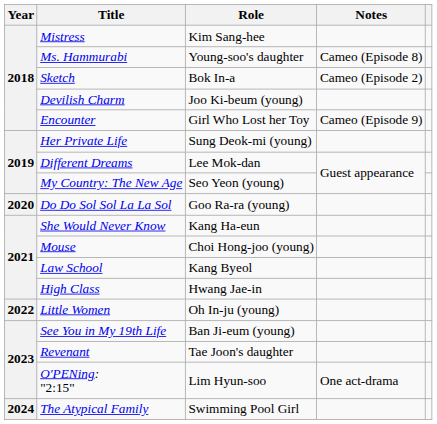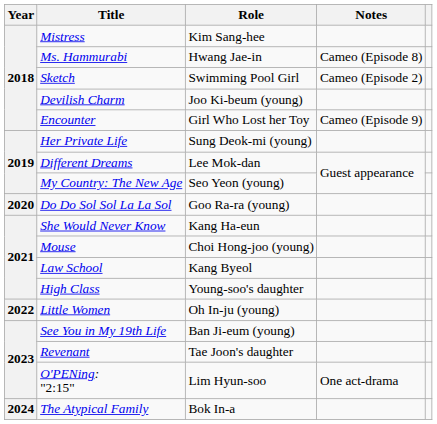(246, 57) Young-soo's daughter -> (225, 57) Hwang Jae-in
(212, 78) Bok In-a -> (244, 78) Swimming Pool Girl
(225, 288) Hwang Jae-in -> (246, 288) Young-soo's daughter
(244, 409) Swimming Pool Girl -> (212, 409) Bok In-a
